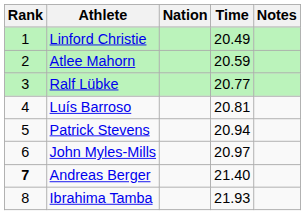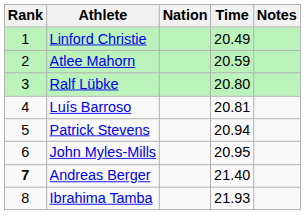(232, 84) 20.77 -> (232, 84) 20.80
(232, 152) 20.97 -> (232, 152) 20.95
